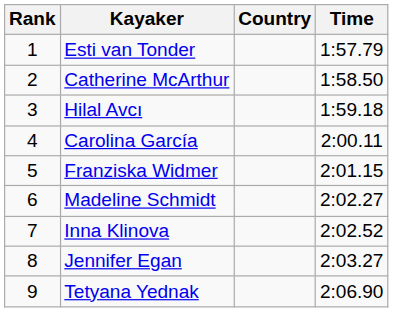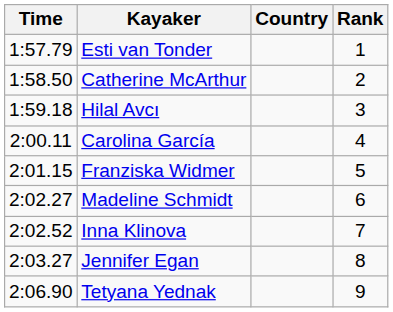columns swapped: (32, 19) <-> (352, 19)
